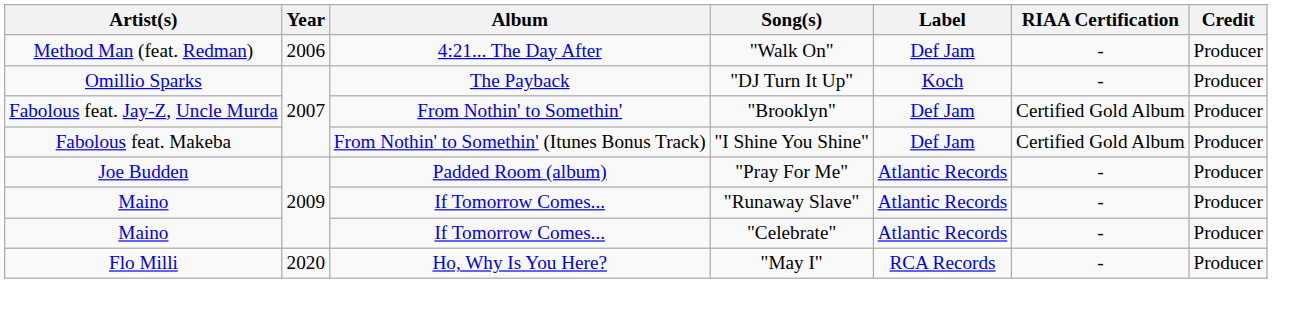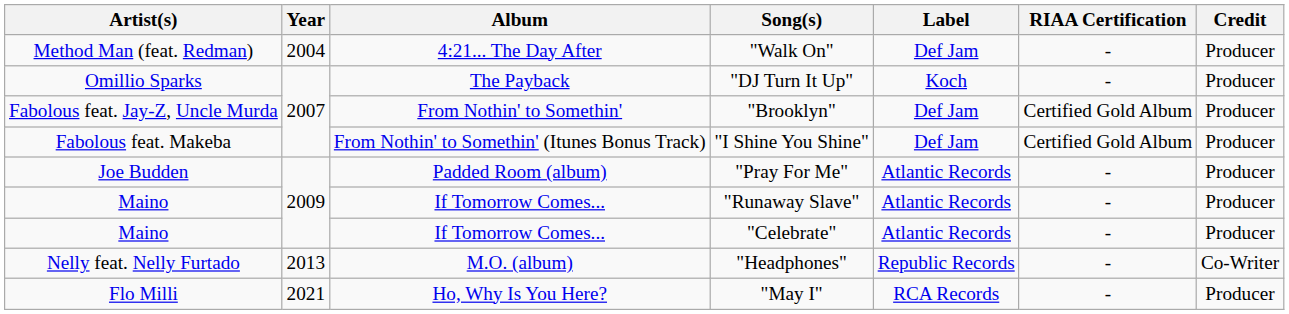(306, 50) 2006 -> (306, 50) 2004
+ row: (792, 263)
(306, 263) 2020 -> (306, 293) 2021
